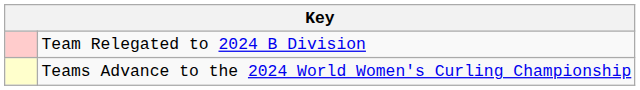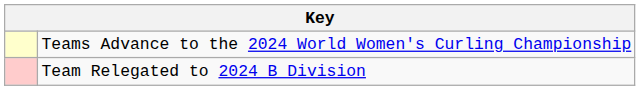rows swapped: (336, 71) <-> (204, 45)
